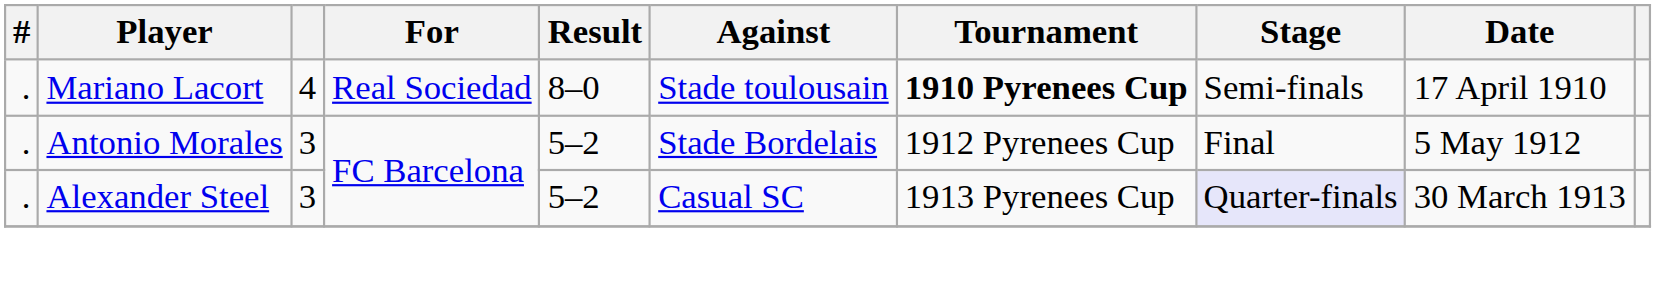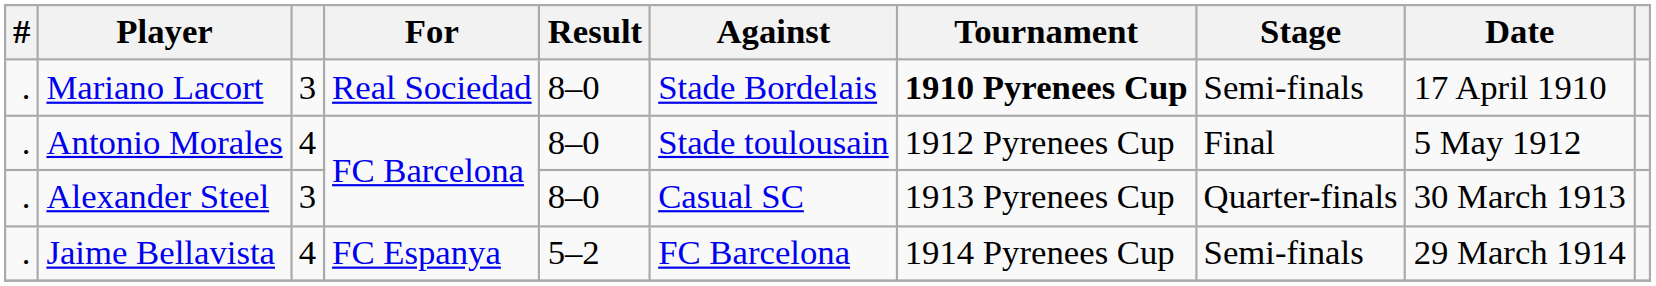(307, 87) 4 -> (307, 87) 3
(773, 87) Stade toulousain -> (768, 87) Stade Bordelais
(307, 142) 3 -> (307, 142) 4
(574, 142) 5–2 -> (574, 142) 8–0
(768, 142) Stade Bordelais -> (773, 142) Stade toulousain
(574, 197) 5–2 -> (574, 197) 8–0
(1301, 197) lavender background -> (1301, 197) no background
+ row: (161, 252)
